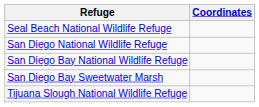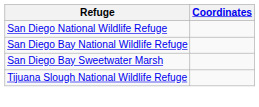- row: (89, 29)
